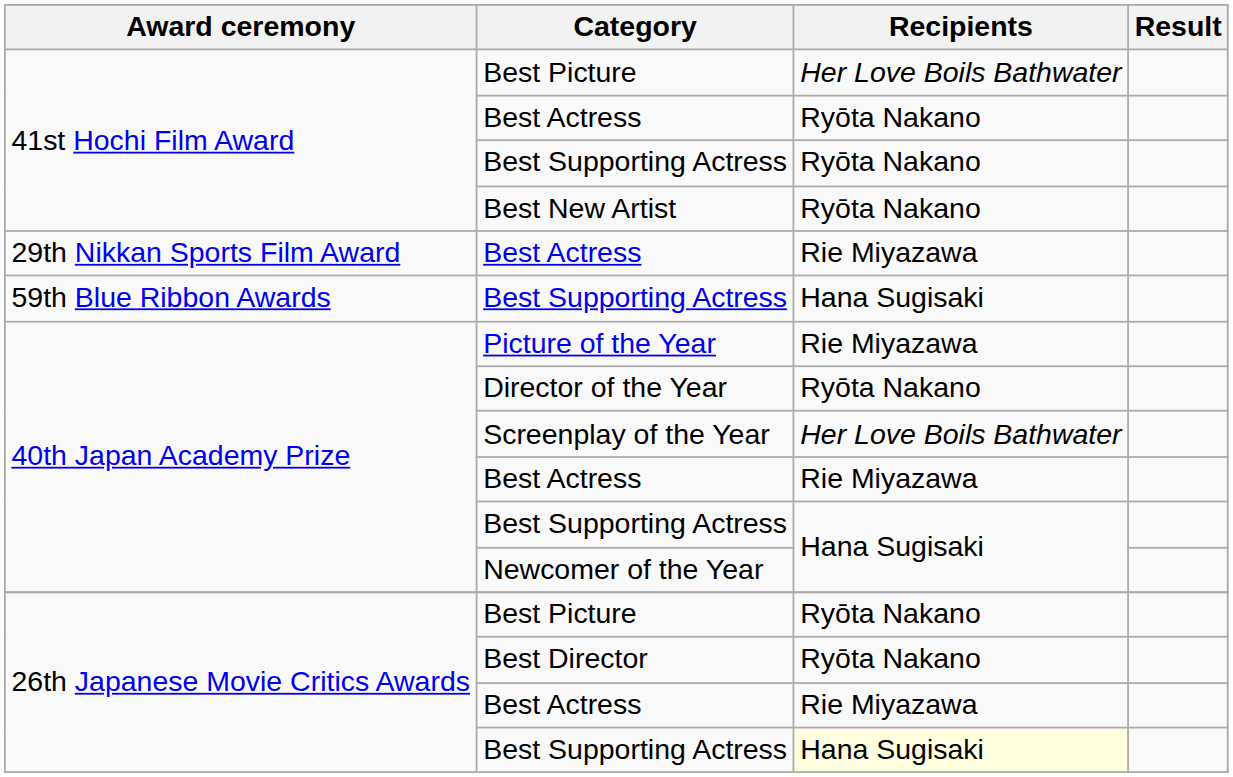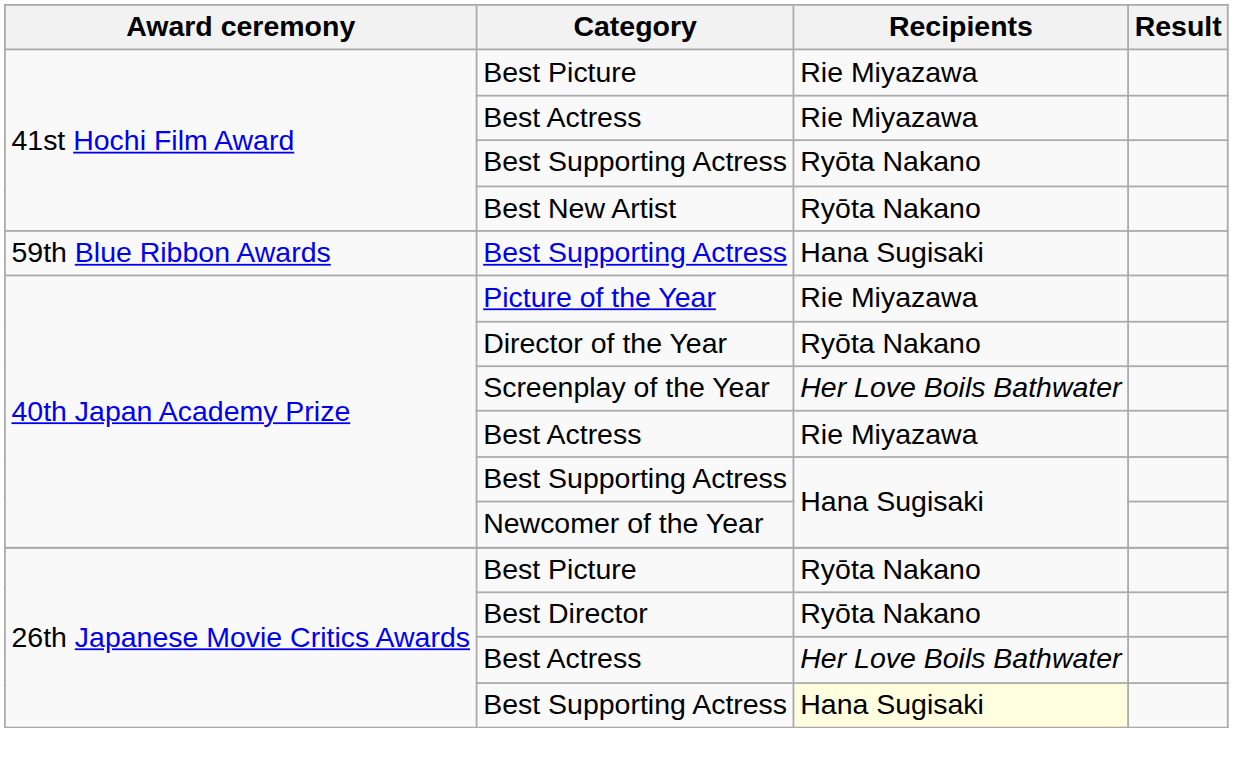(961, 72) Her Love Boils Bathwater -> (889, 72) Rie Miyazawa
(890, 117) Ryōta Nakano -> (889, 117) Rie Miyazawa
- row: (206, 252)
(889, 704) Rie Miyazawa -> (961, 659) Her Love Boils Bathwater
